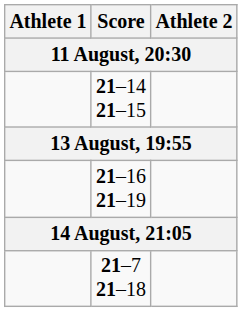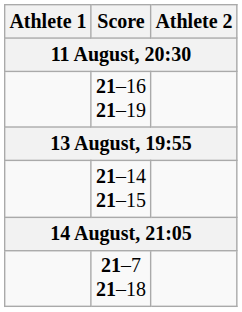rows swapped: (121, 99) <-> (121, 188)
